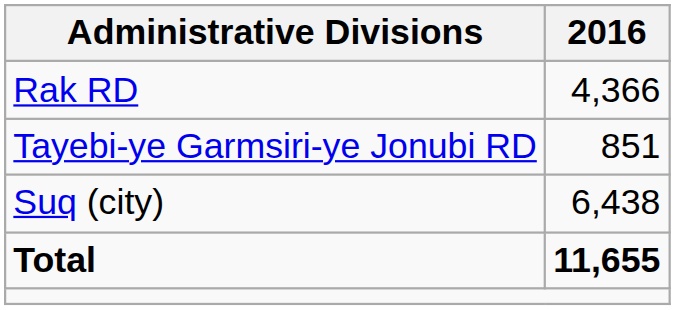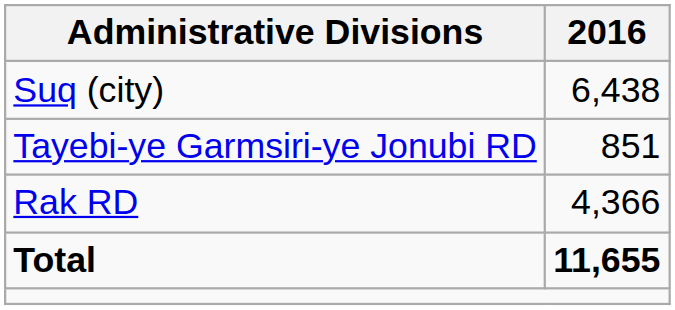rows swapped: (76, 89) <-> (89, 202)
